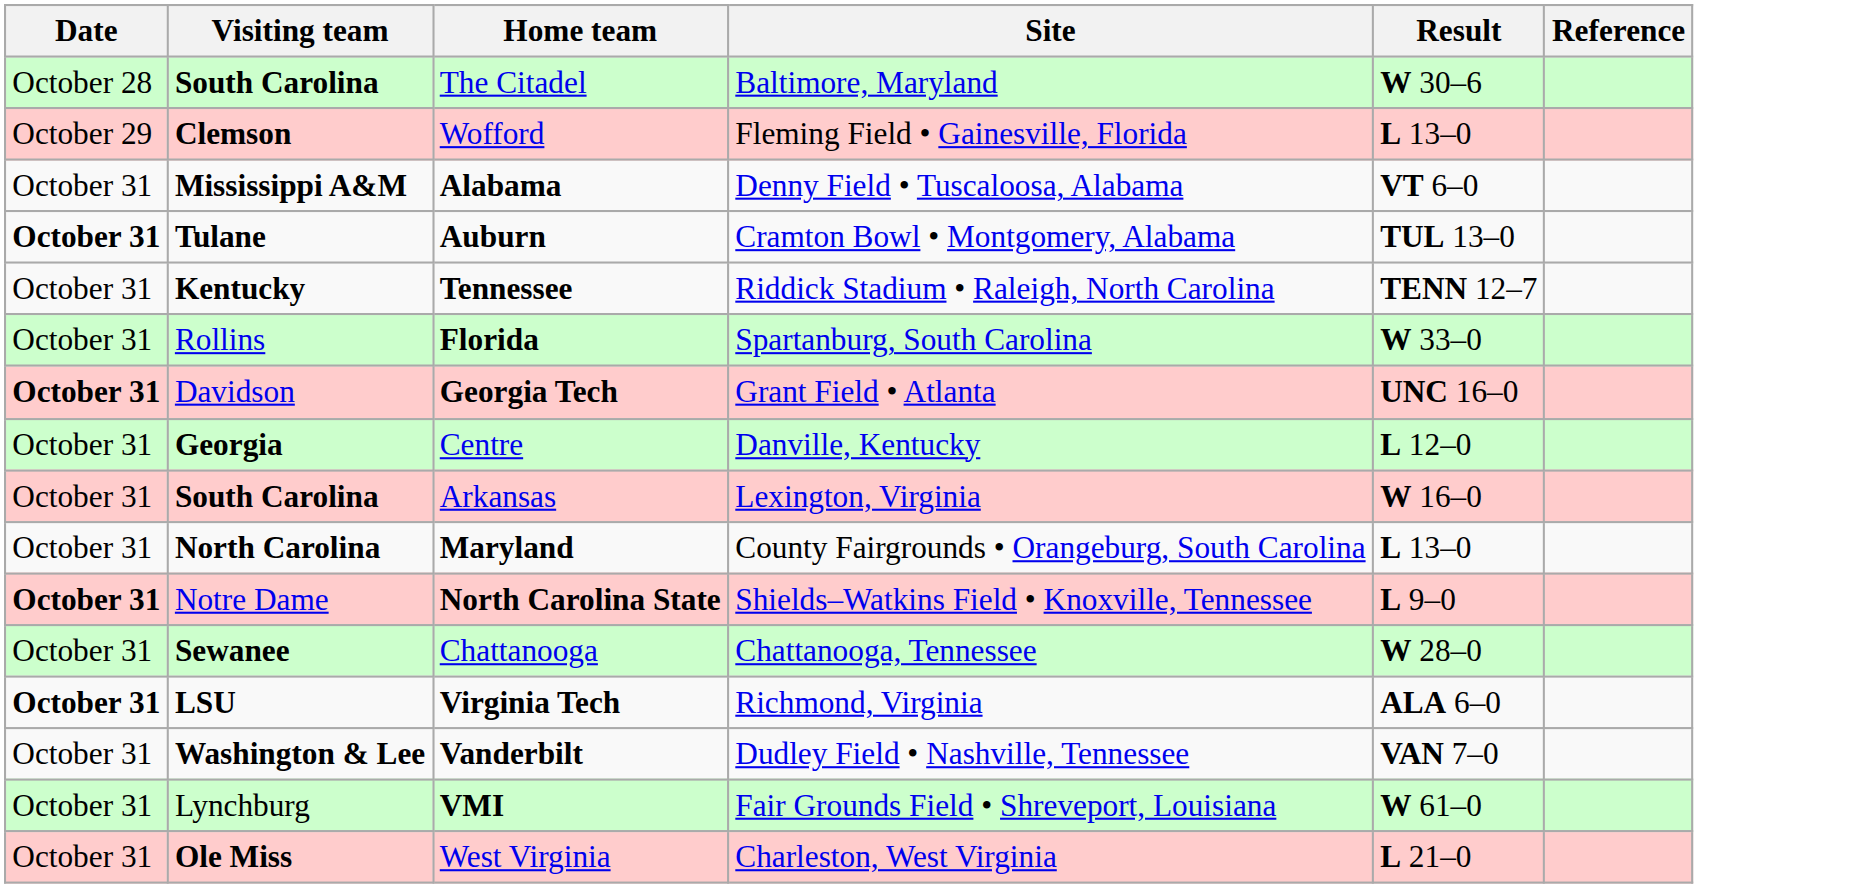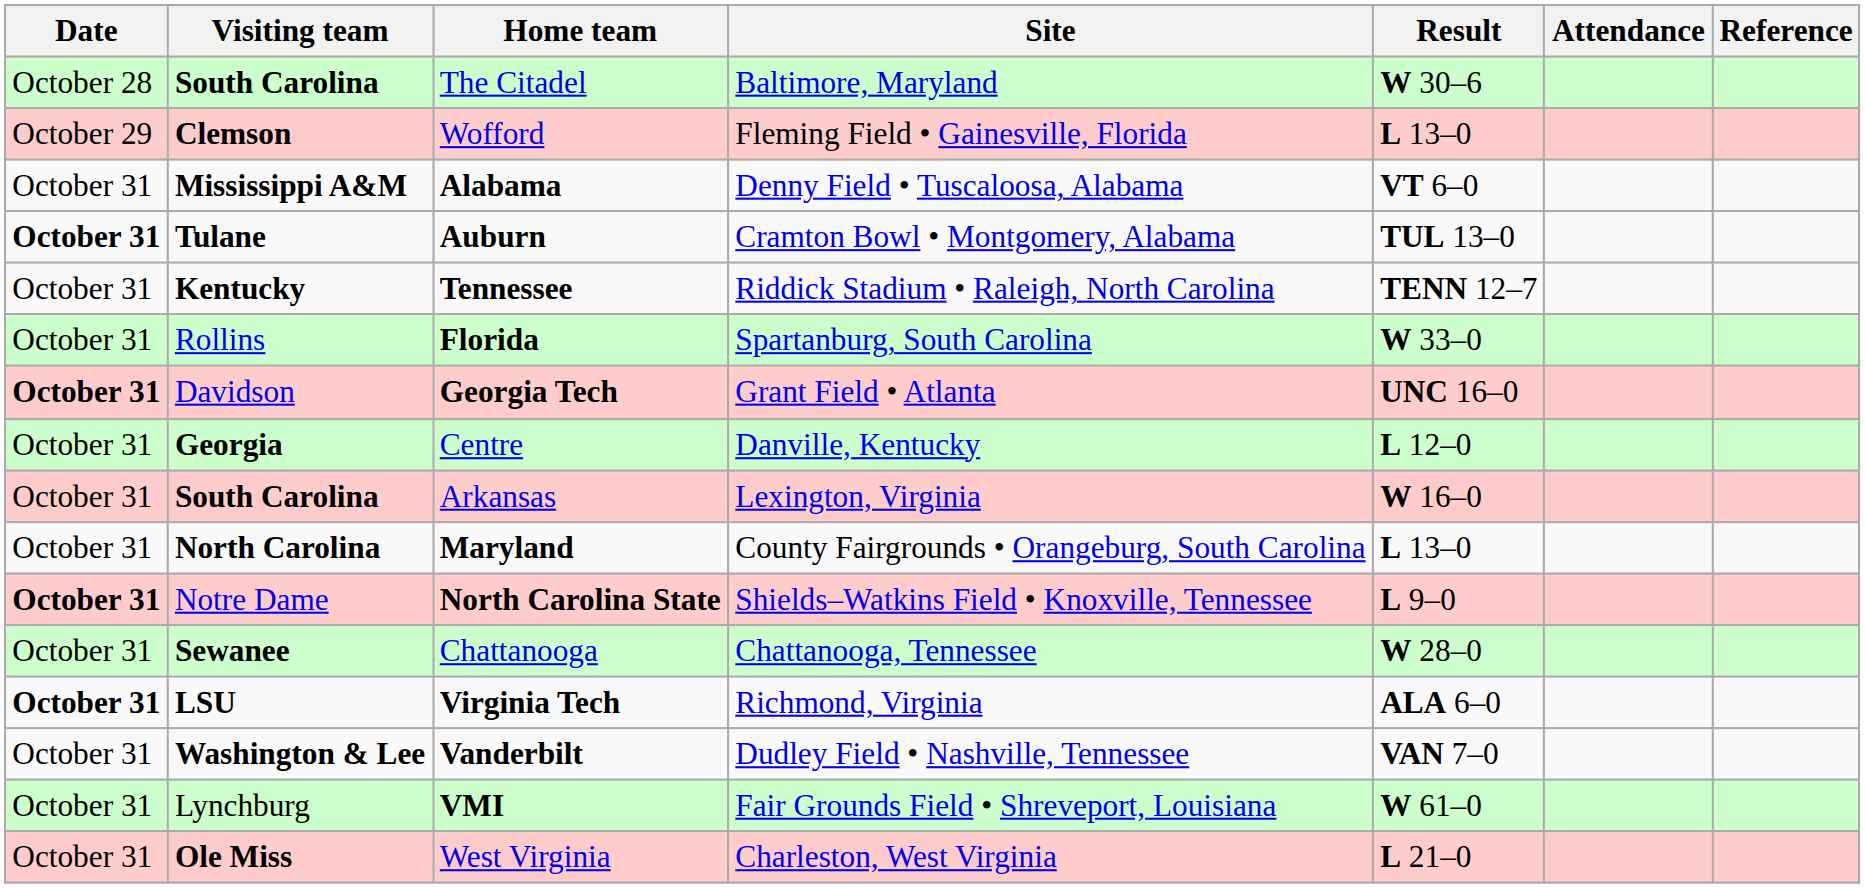+ column: (1629, 30)
